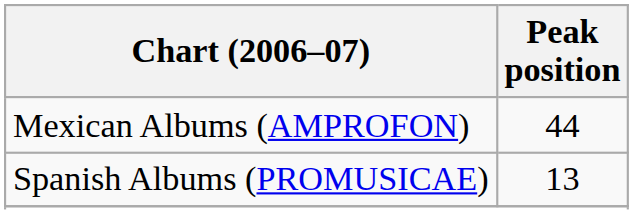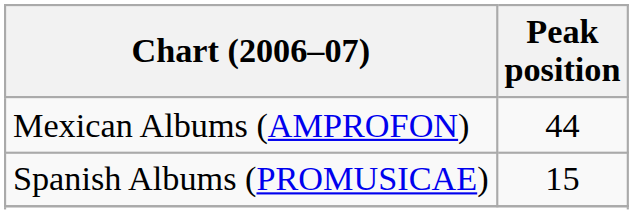(562, 178) 13 -> (562, 178) 15
